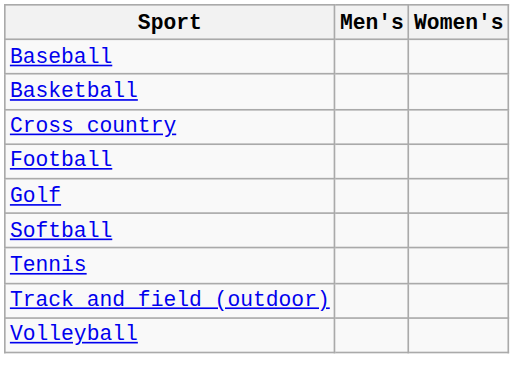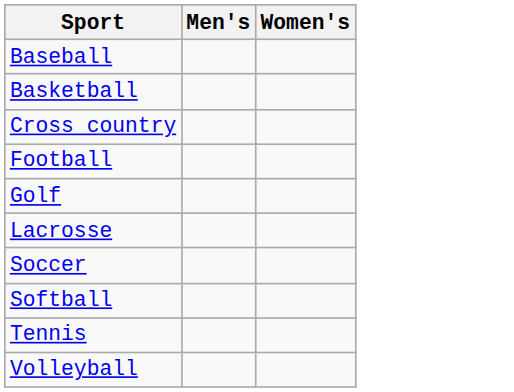+ row: (61, 231)
+ row: (48, 265)
- row: (170, 300)
